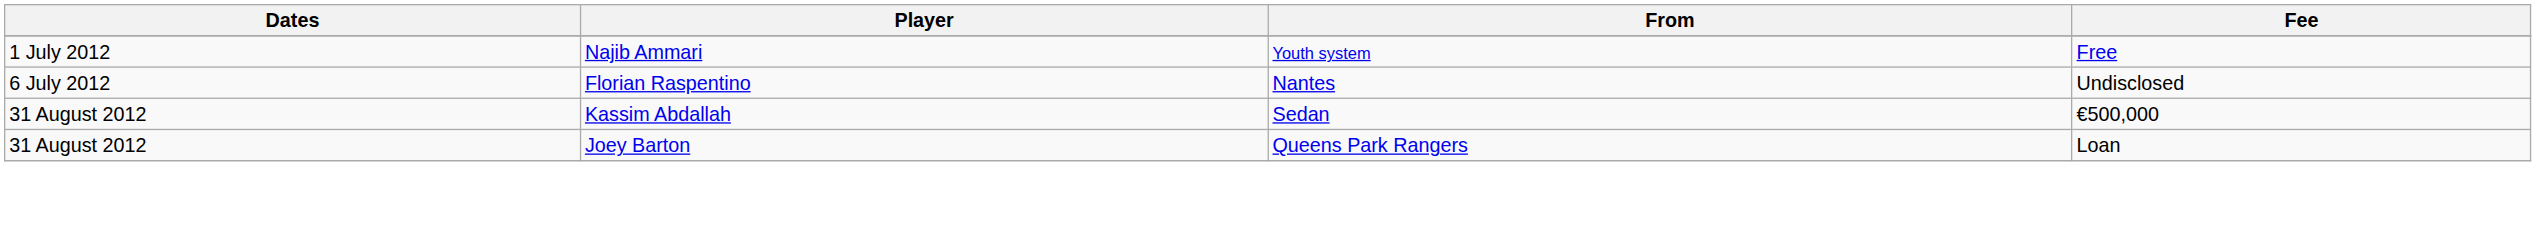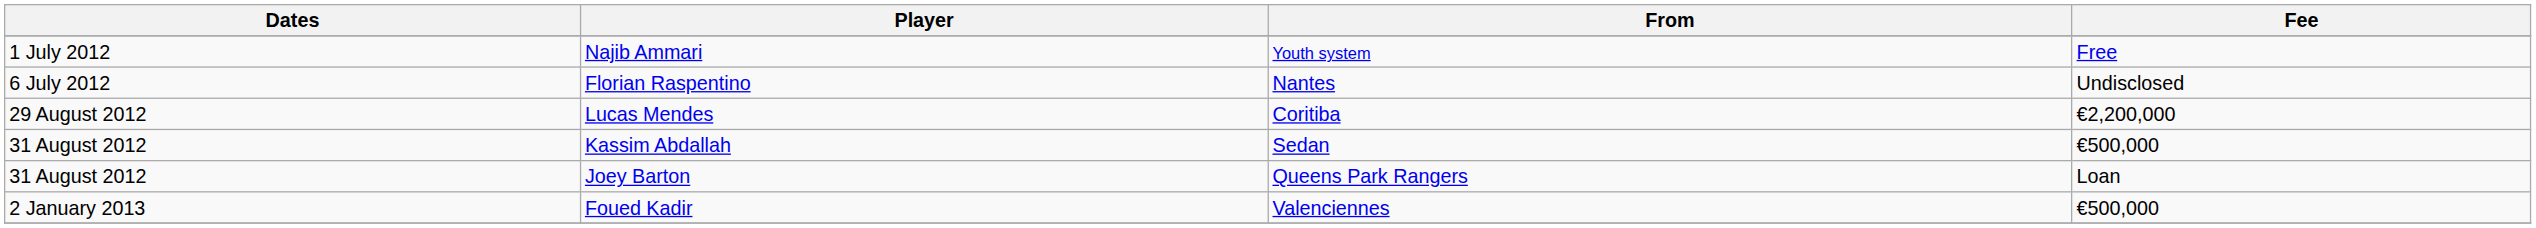+ row: (649, 114)
+ row: (639, 208)
